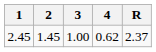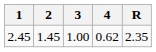(137, 36) 2.37 -> (137, 36) 2.35
